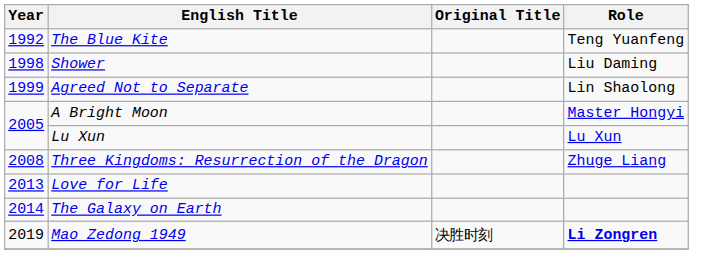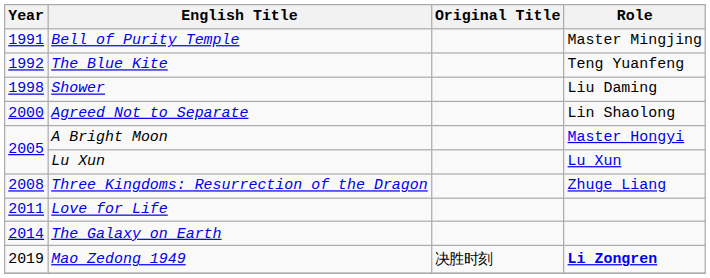+ row: (145, 41)
(26, 89) 1999 -> (26, 114) 2000
(26, 186) 2013 -> (26, 210) 2011
